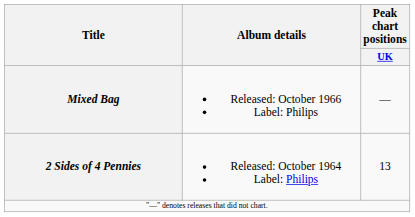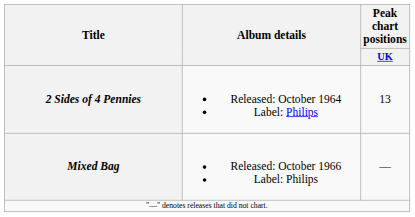rows swapped: (93, 166) <-> (93, 99)
